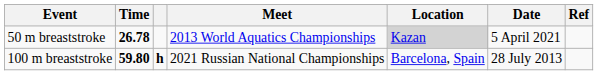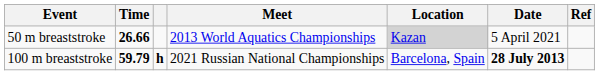(134, 37) 26.78 -> (134, 37) 26.66
(134, 59) 59.80 -> (134, 59) 59.79
(527, 59) normal -> (528, 59) bold
